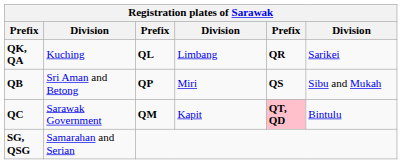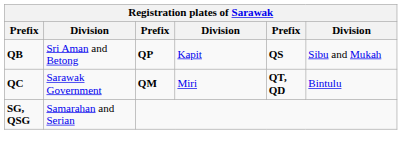- row: (17, 54)
(187, 84) Miri -> (190, 54) Kapit
(190, 114) Kapit -> (187, 84) Miri
(278, 114) pink background -> (278, 84) no background
